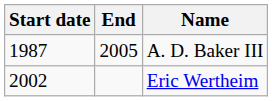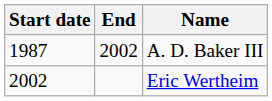(119, 50) 2005 -> (119, 50) 2002
